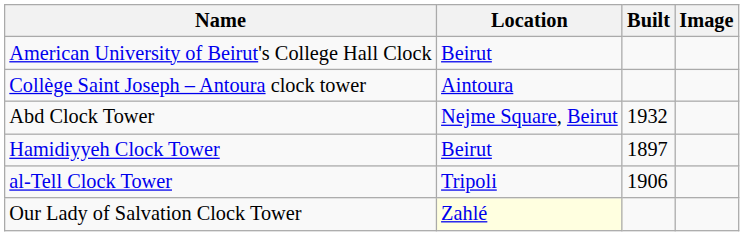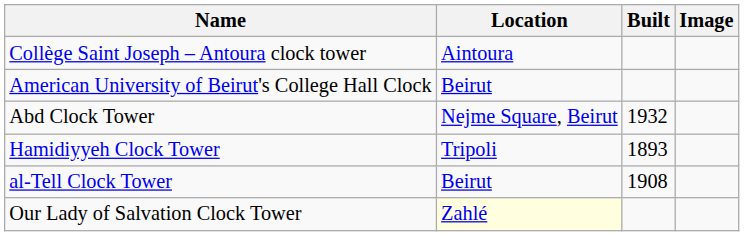rows swapped: (188, 85) <-> (221, 52)
(466, 149) Beirut -> (469, 149) Tripoli
(647, 149) 1897 -> (647, 149) 1893
(469, 181) Tripoli -> (466, 181) Beirut
(647, 181) 1906 -> (647, 181) 1908
